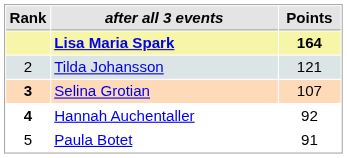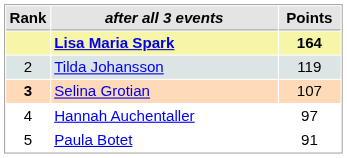(309, 67) 121 -> (309, 67) 119
(28, 116) bold -> (28, 116) normal
(309, 116) 92 -> (309, 116) 97
